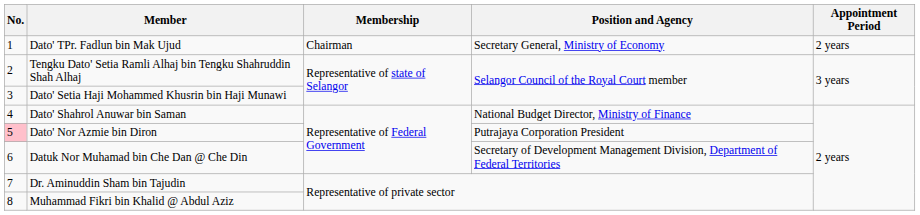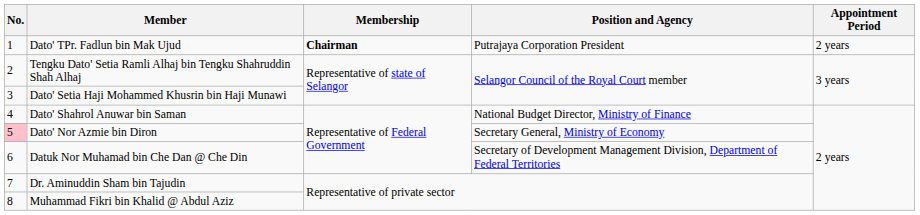(329, 45) normal -> (332, 45) bold
(569, 45) Secretary General, Ministry of Economy -> (549, 45) Putrajaya Corporation President
(549, 132) Putrajaya Corporation President -> (569, 132) Secretary General, Ministry of Economy
